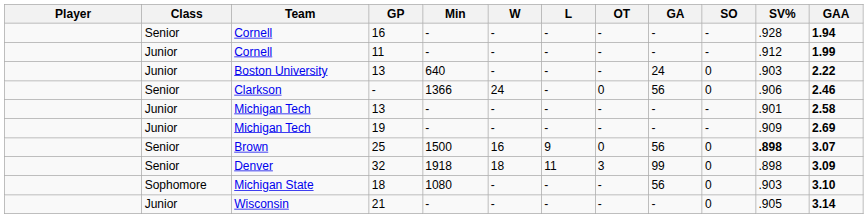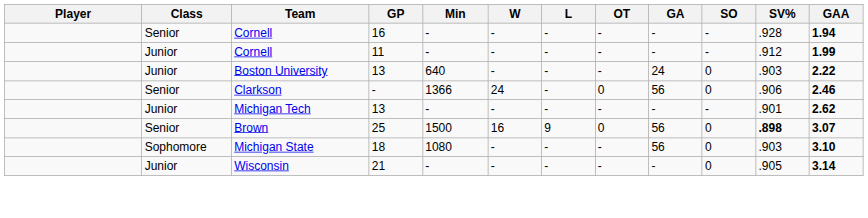(824, 109) 2.58 -> (824, 109) 2.62
- row: (272, 128)
- row: (254, 166)
